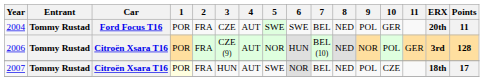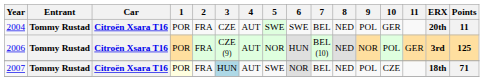(131, 26) Ford Focus T16 -> (131, 26) Citroën Xsara T16
(464, 47) 128 -> (464, 47) 125
(227, 68) no background -> (227, 68) lightblue background
(464, 68) 17 -> (464, 68) 71
